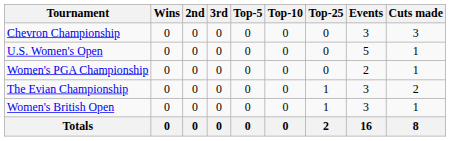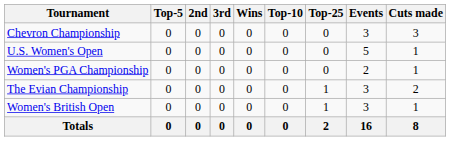columns swapped: (167, 13) <-> (248, 13)
